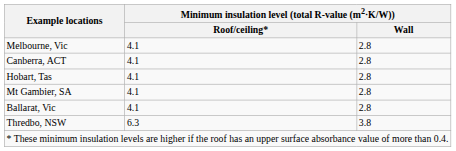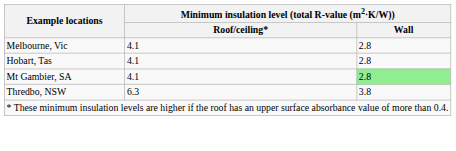- row: (36, 61)
(365, 92) no background -> (365, 76) lightgreen background
- row: (31, 107)
